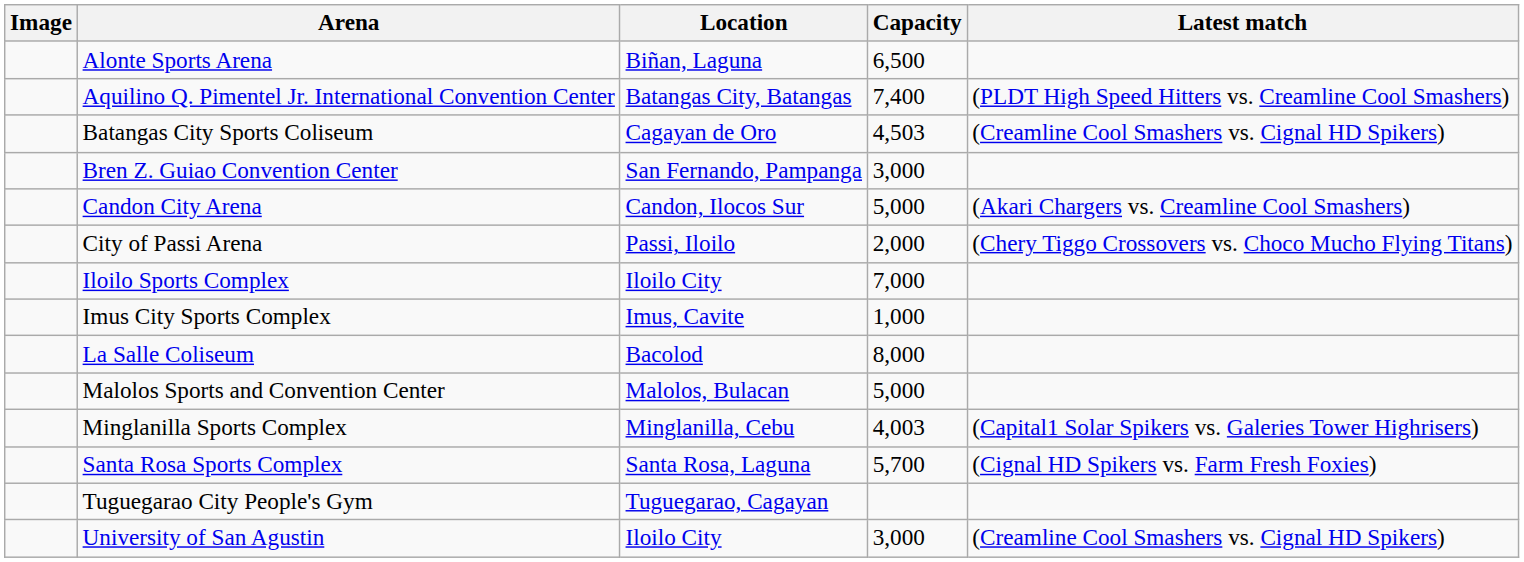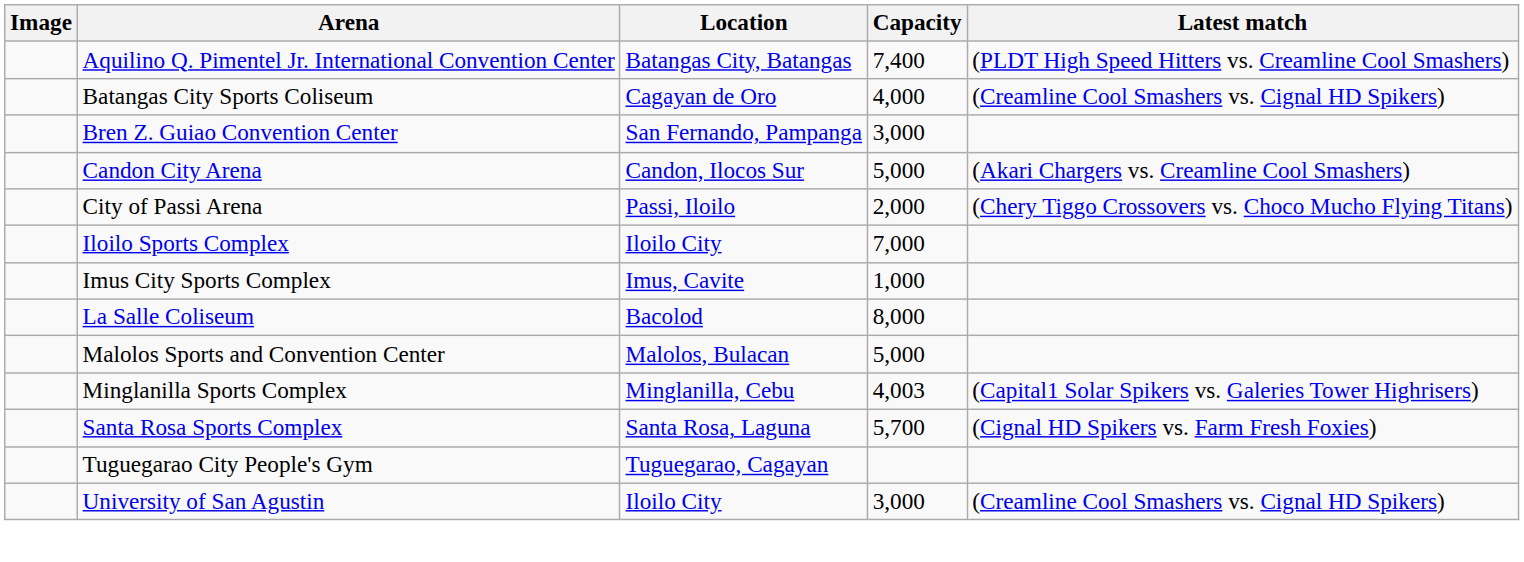- row: (177, 59)
(899, 133) 4,503 -> (899, 96) 4,000
